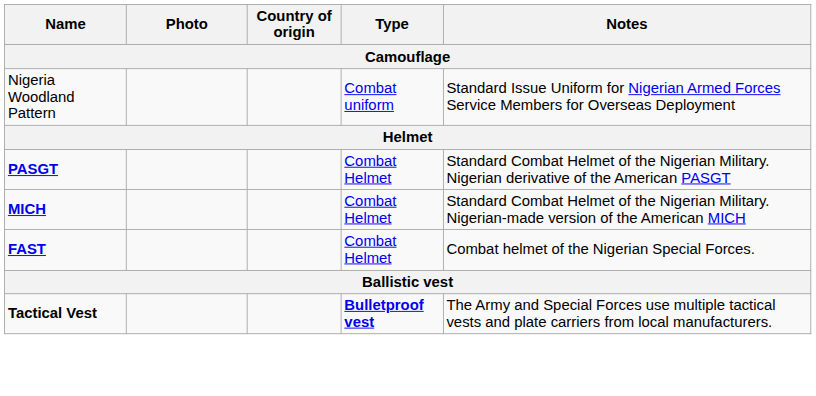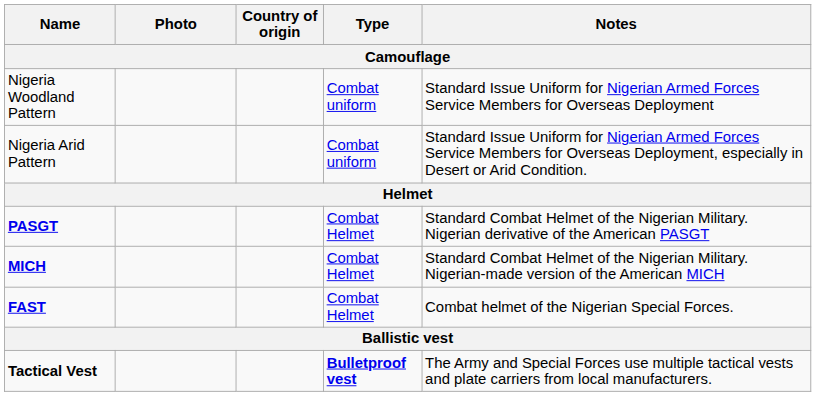+ row: (46, 154)
